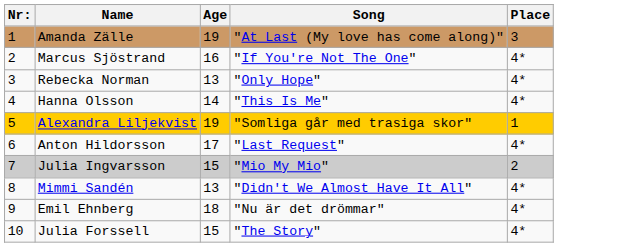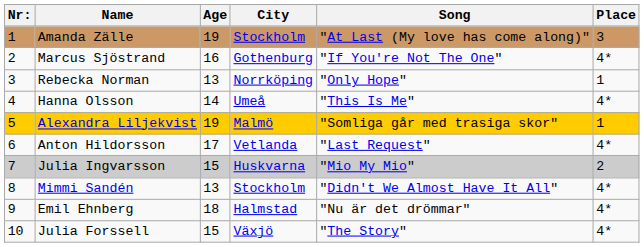+ column: (273, 15)
(518, 80) 4* -> (600, 80) 1
